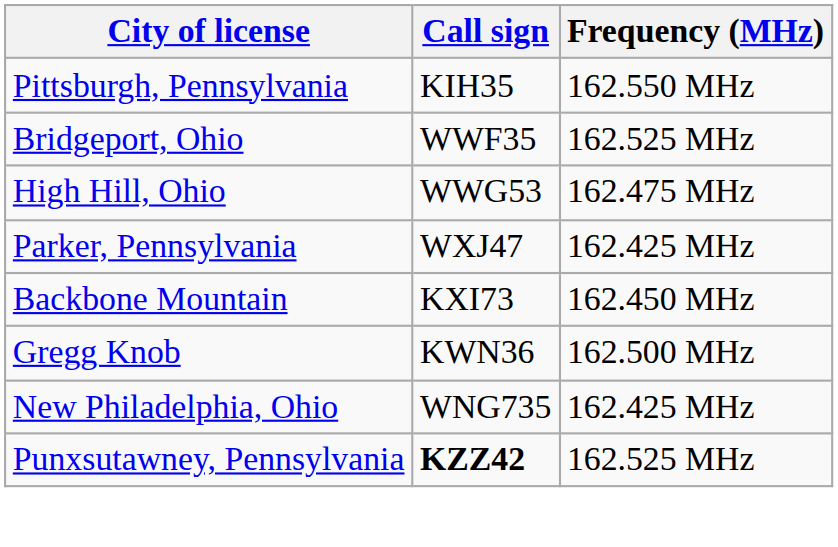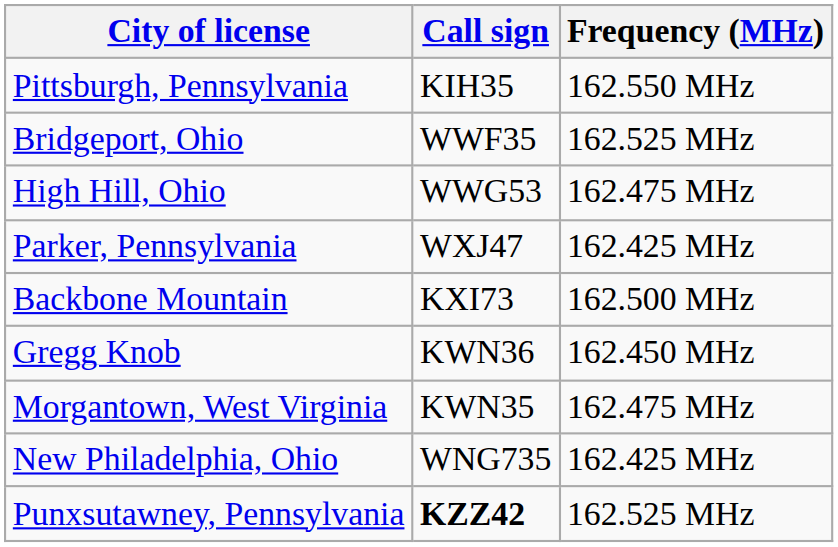(661, 298) 162.450 MHz -> (661, 298) 162.500 MHz
(661, 352) 162.500 MHz -> (661, 352) 162.450 MHz
+ row: (200, 406)
